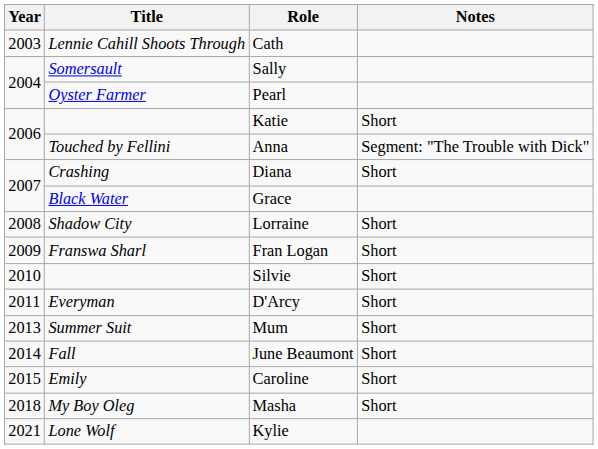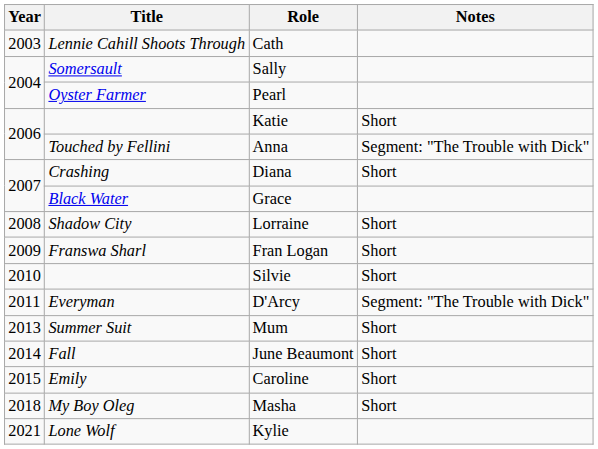(379, 302) Short -> (475, 302) Segment: "The Trouble with Dick"
